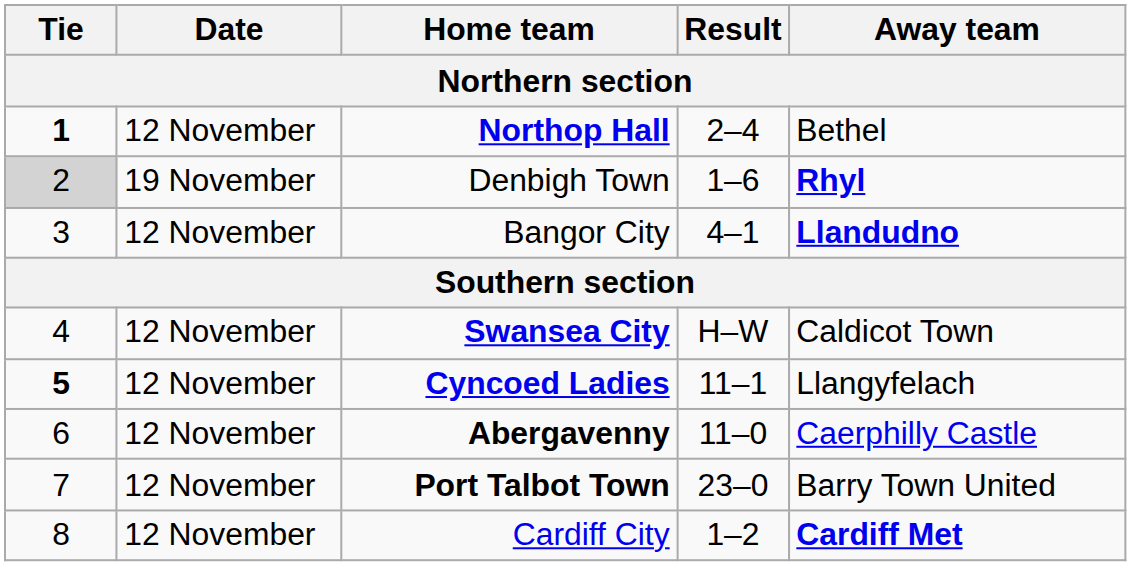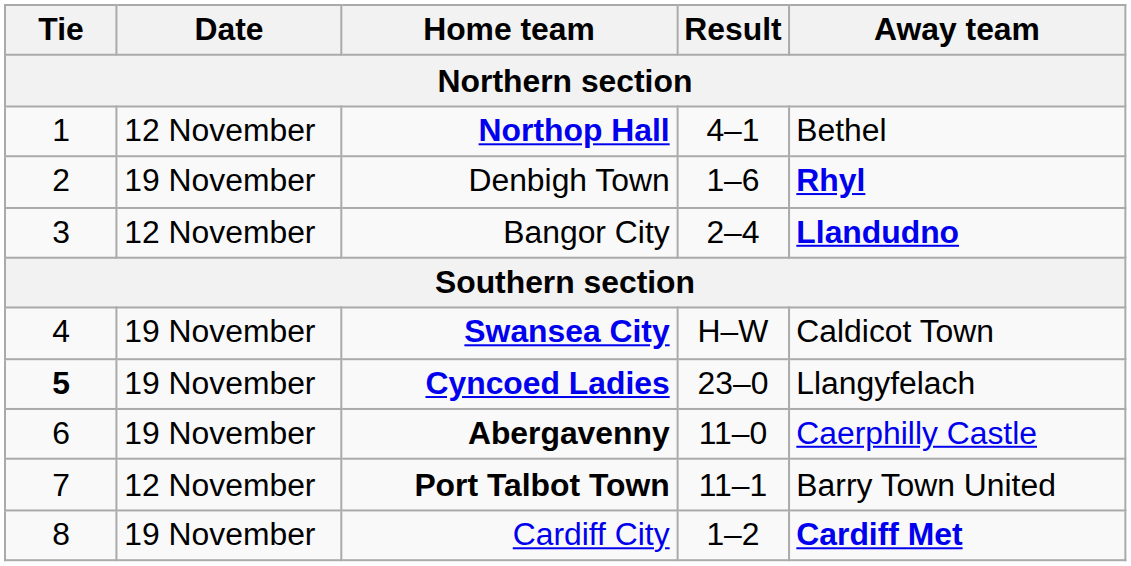(61, 130) bold -> (61, 130) normal
(733, 130) 2–4 -> (733, 130) 4–1
(61, 181) lightgrey background -> (61, 181) no background
(733, 231) 4–1 -> (733, 231) 2–4
(220, 332) 12 November -> (220, 332) 19 November
(220, 383) 12 November -> (220, 383) 19 November
(733, 383) 11–1 -> (733, 383) 23–0
(220, 433) 12 November -> (220, 433) 19 November
(733, 484) 23–0 -> (733, 484) 11–1
(220, 534) 12 November -> (220, 534) 19 November
